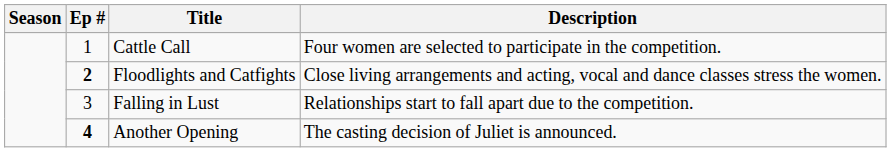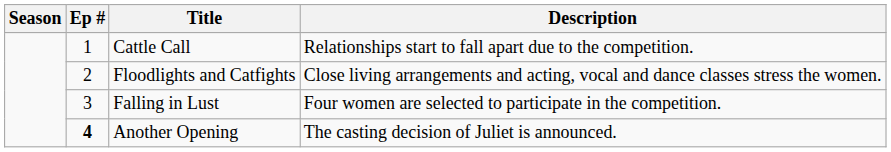(513, 47) Four women are selected to participate in the competition. -> (499, 47) Relationships start to fall apart due to the competition.
(87, 75) bold -> (87, 75) normal
(499, 103) Relationships start to fall apart due to the competition. -> (513, 103) Four women are selected to participate in the competition.
